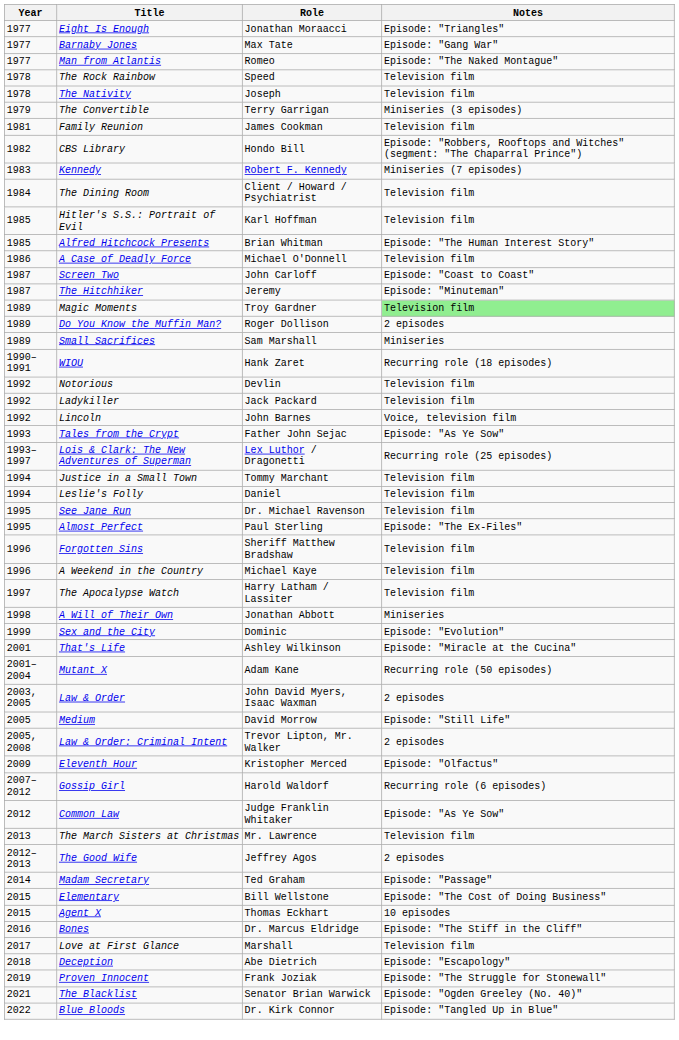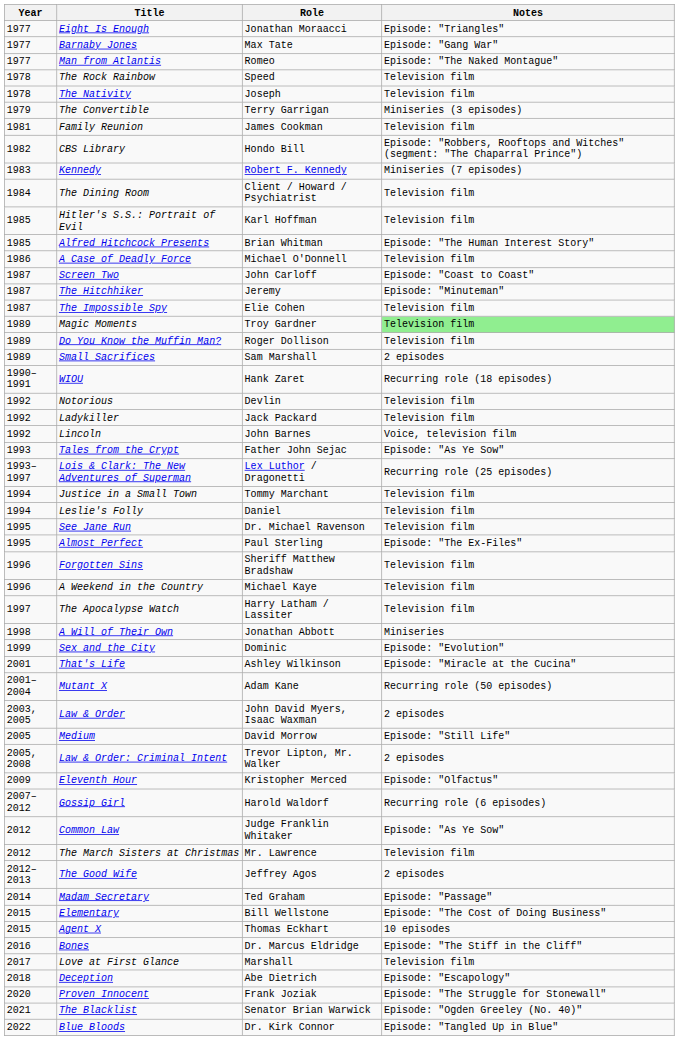+ row: (113, 308)
(414, 325) 2 episodes -> (429, 341) Television film
(414, 341) Miniseries -> (414, 357) 2 episodes
(19, 836) 2013 -> (19, 853) 2012
(19, 978) 2019 -> (19, 995) 2020
